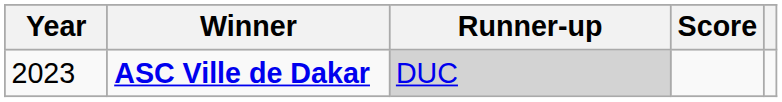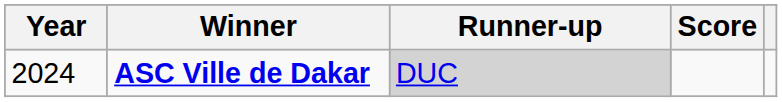(43, 72) 2023 -> (43, 72) 2024
